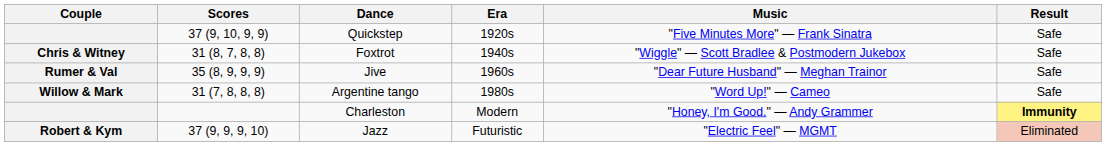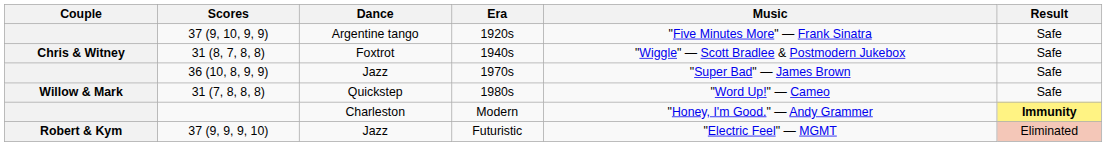(375, 33) Quickstep -> (375, 33) Argentine tango
- row: (228, 72)
+ row: (228, 72)
(375, 92) Argentine tango -> (375, 92) Quickstep
